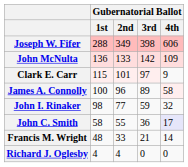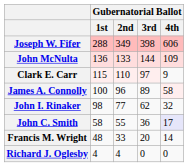(147, 59) 142 -> (147, 59) 144
(123, 75) 101 -> (123, 75) 110
(145, 106) 59 -> (145, 106) 62
(145, 138) 21 -> (145, 138) 20
